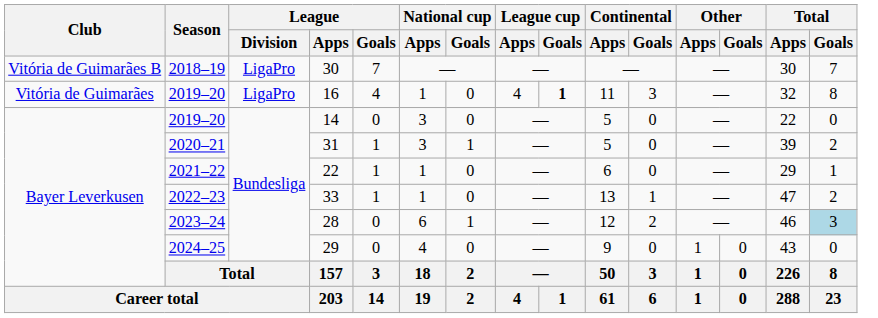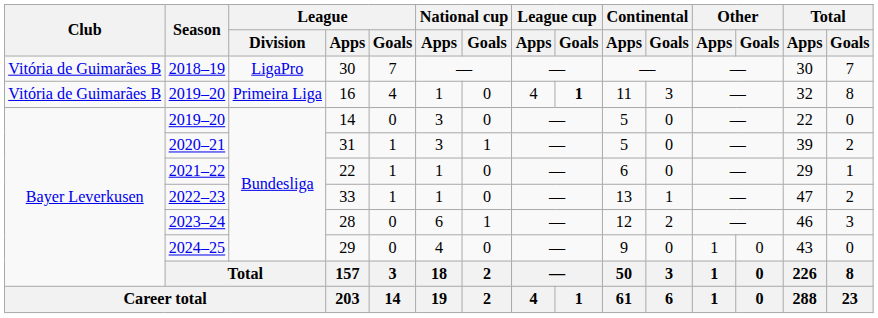(85, 94) Vitória de Guimarães -> (85, 94) Vitória de Guimarães B
(269, 94) LigaPro -> (277, 94) Primeira Liga
(833, 222) lightblue background -> (850, 222) no background
